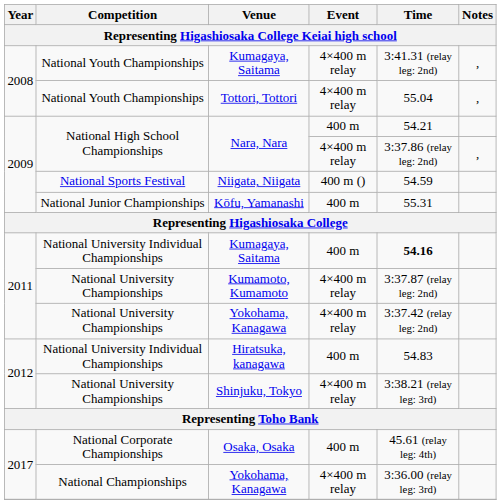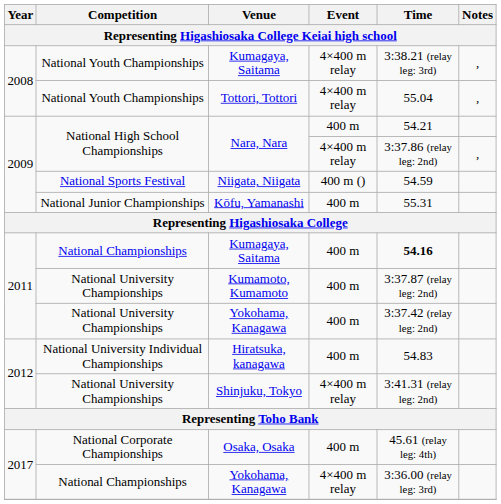(418, 63) 3:41.31 (relay leg: 2nd) -> (418, 63) 3:38.21 (relay leg: 3rd)
(123, 250) National University Individual Championships -> (123, 250) National Championships
(343, 285) 4×400 m relay -> (343, 285) 400 m
(343, 321) 4×400 m relay -> (343, 321) 400 m
(418, 391) 3:38.21 (relay leg: 3rd) -> (418, 391) 3:41.31 (relay leg: 2nd)
